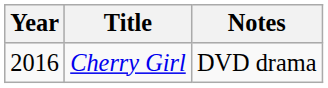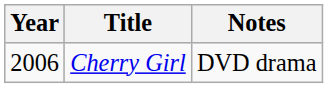(35, 62) 2016 -> (35, 62) 2006
